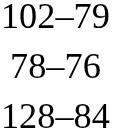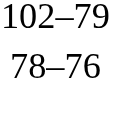- row: (55, 115)
